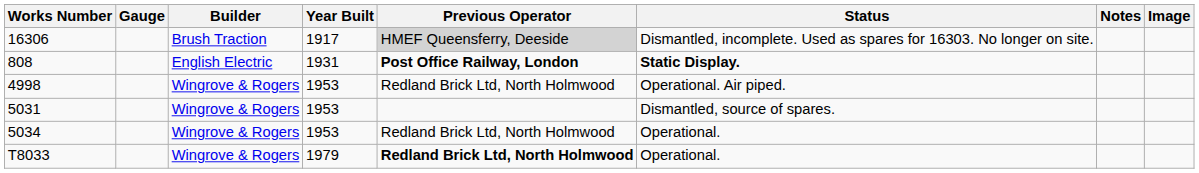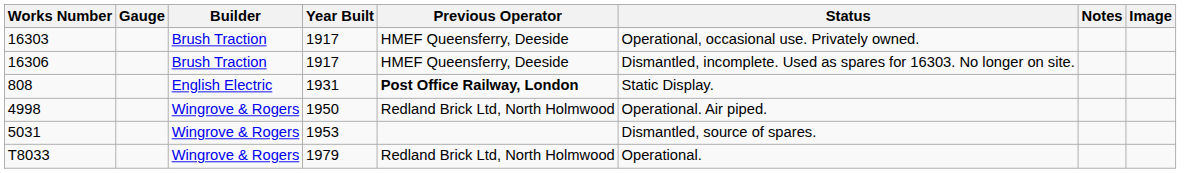+ row: (28, 39)
(475, 39) lightgrey background -> (475, 62) no background
(690, 62) bold -> (668, 86) normal
(322, 86) 1953 -> (322, 109) 1950
- row: (24, 132)
(507, 156) bold -> (498, 156) normal
